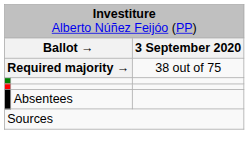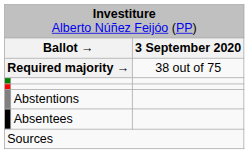+ row: (8, 99)
